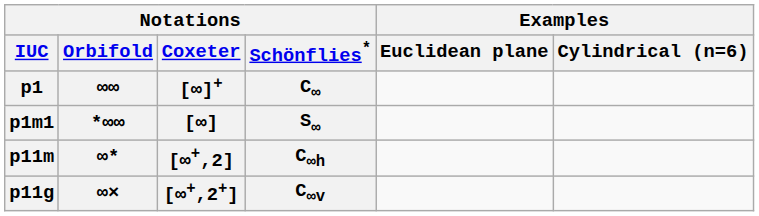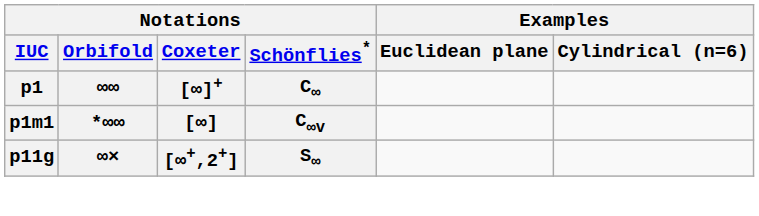(310, 123) S∞ -> (310, 123) C∞v
- row: (32, 158)
(310, 193) C∞v -> (310, 158) S∞
